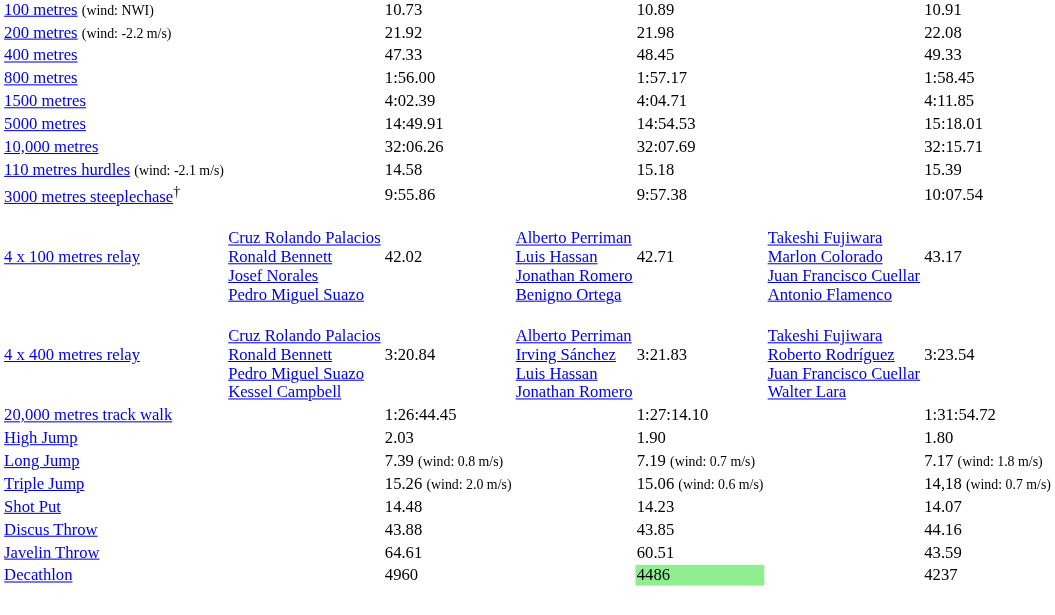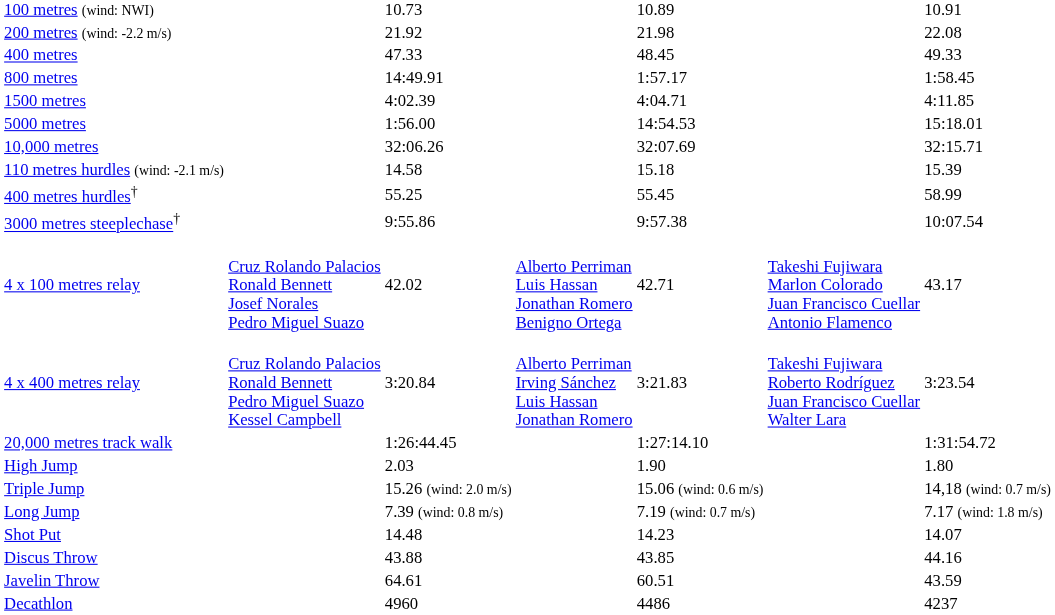(410, 78) 1:56.00 -> (414, 78) 14:49.91
(414, 123) 14:49.91 -> (410, 123) 1:56.00
+ row: (71, 194)
rows swapped: (42, 461) <-> (44, 484)
(653, 575) lightgreen background -> (653, 602) no background
